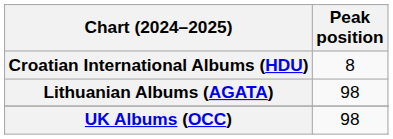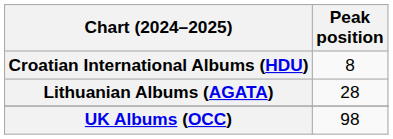(350, 92) 98 -> (350, 92) 28
